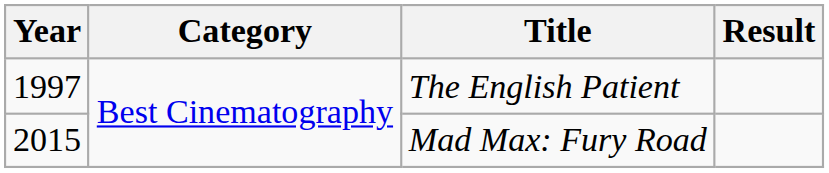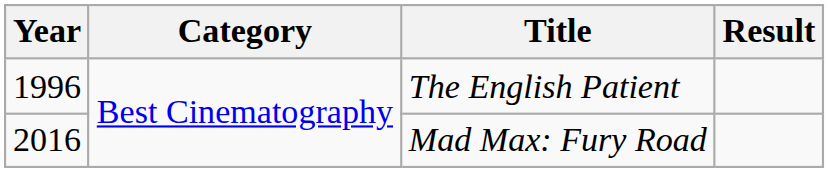(47, 85) 1997 -> (47, 85) 1996
(47, 139) 2015 -> (47, 139) 2016
